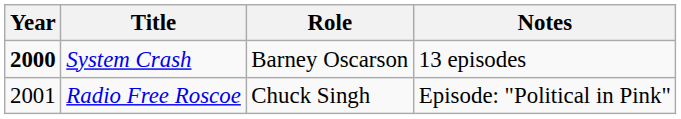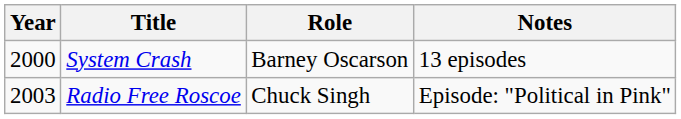(33, 58) bold -> (33, 58) normal
(33, 95) 2001 -> (33, 95) 2003
